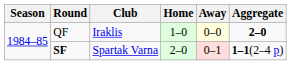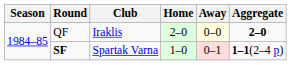(178, 32) 1–0 -> (178, 32) 2–0
(178, 50) 2–0 -> (178, 50) 1–0
